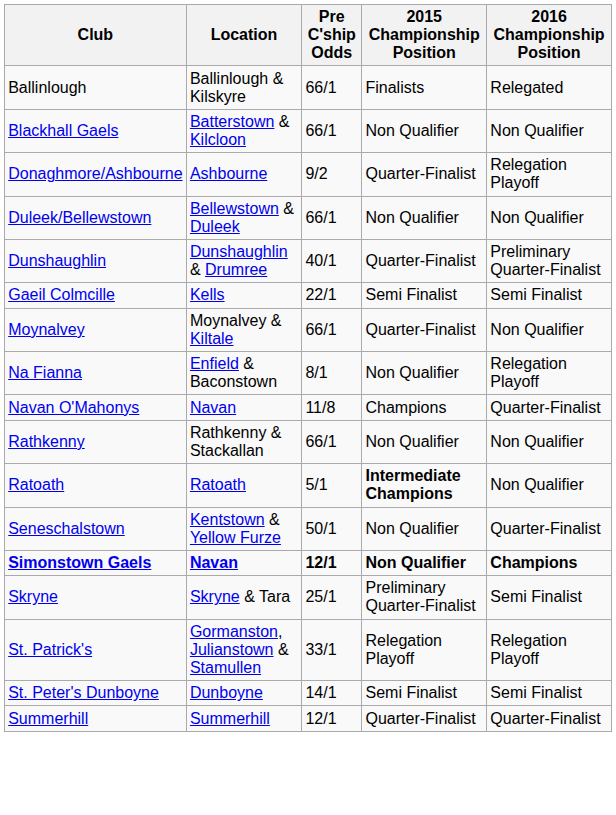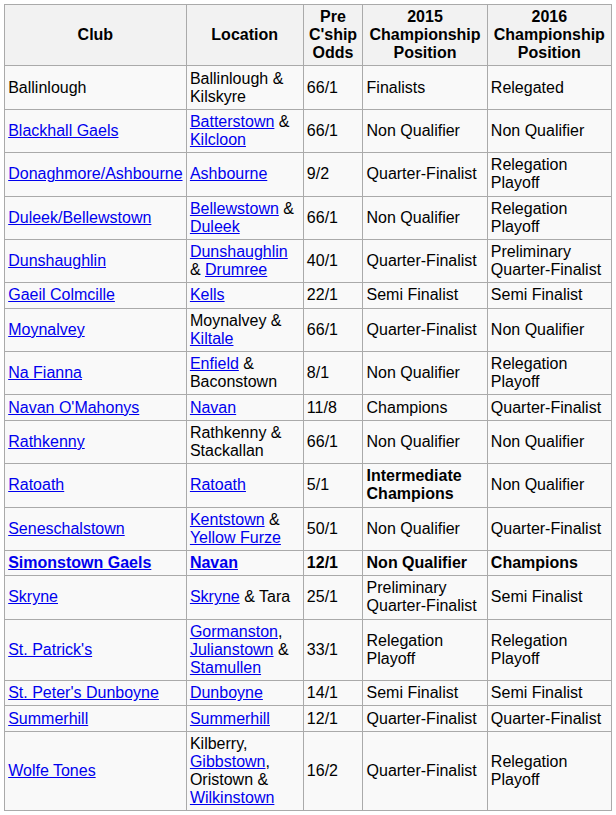(537, 217) Non Qualifier -> (529, 217) Relegation Playoff
+ row: (52, 770)
